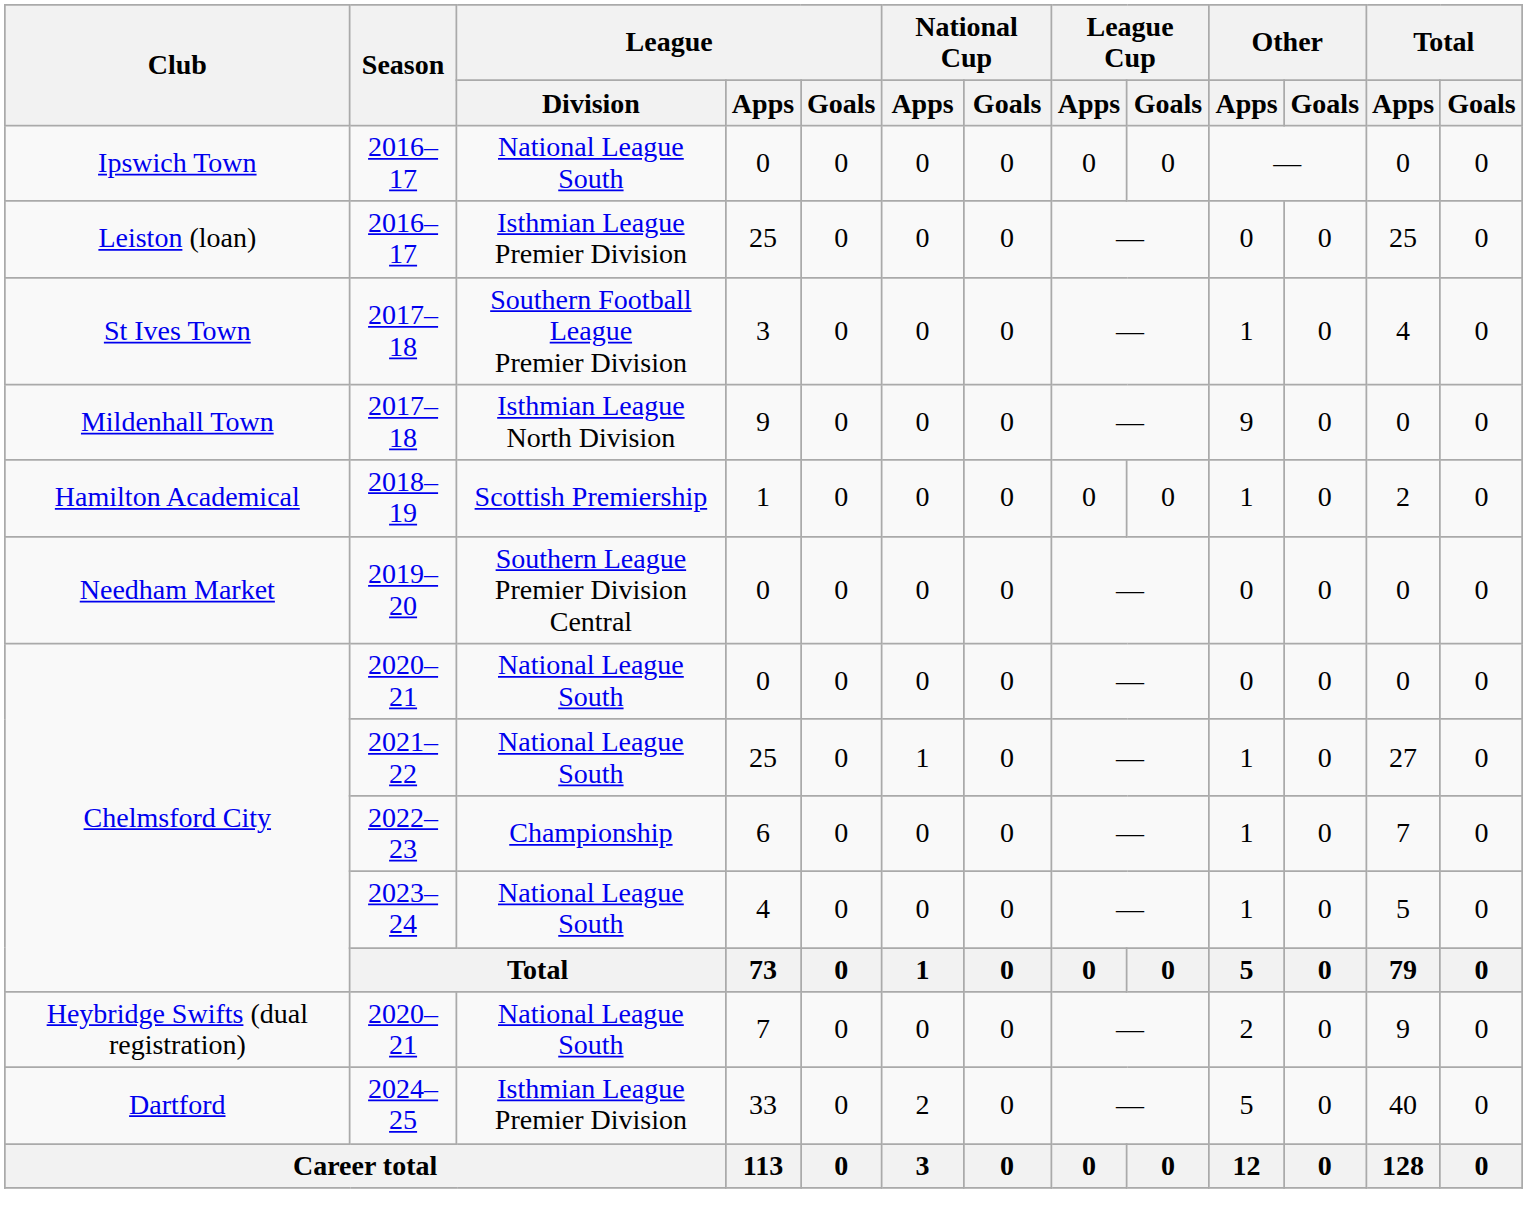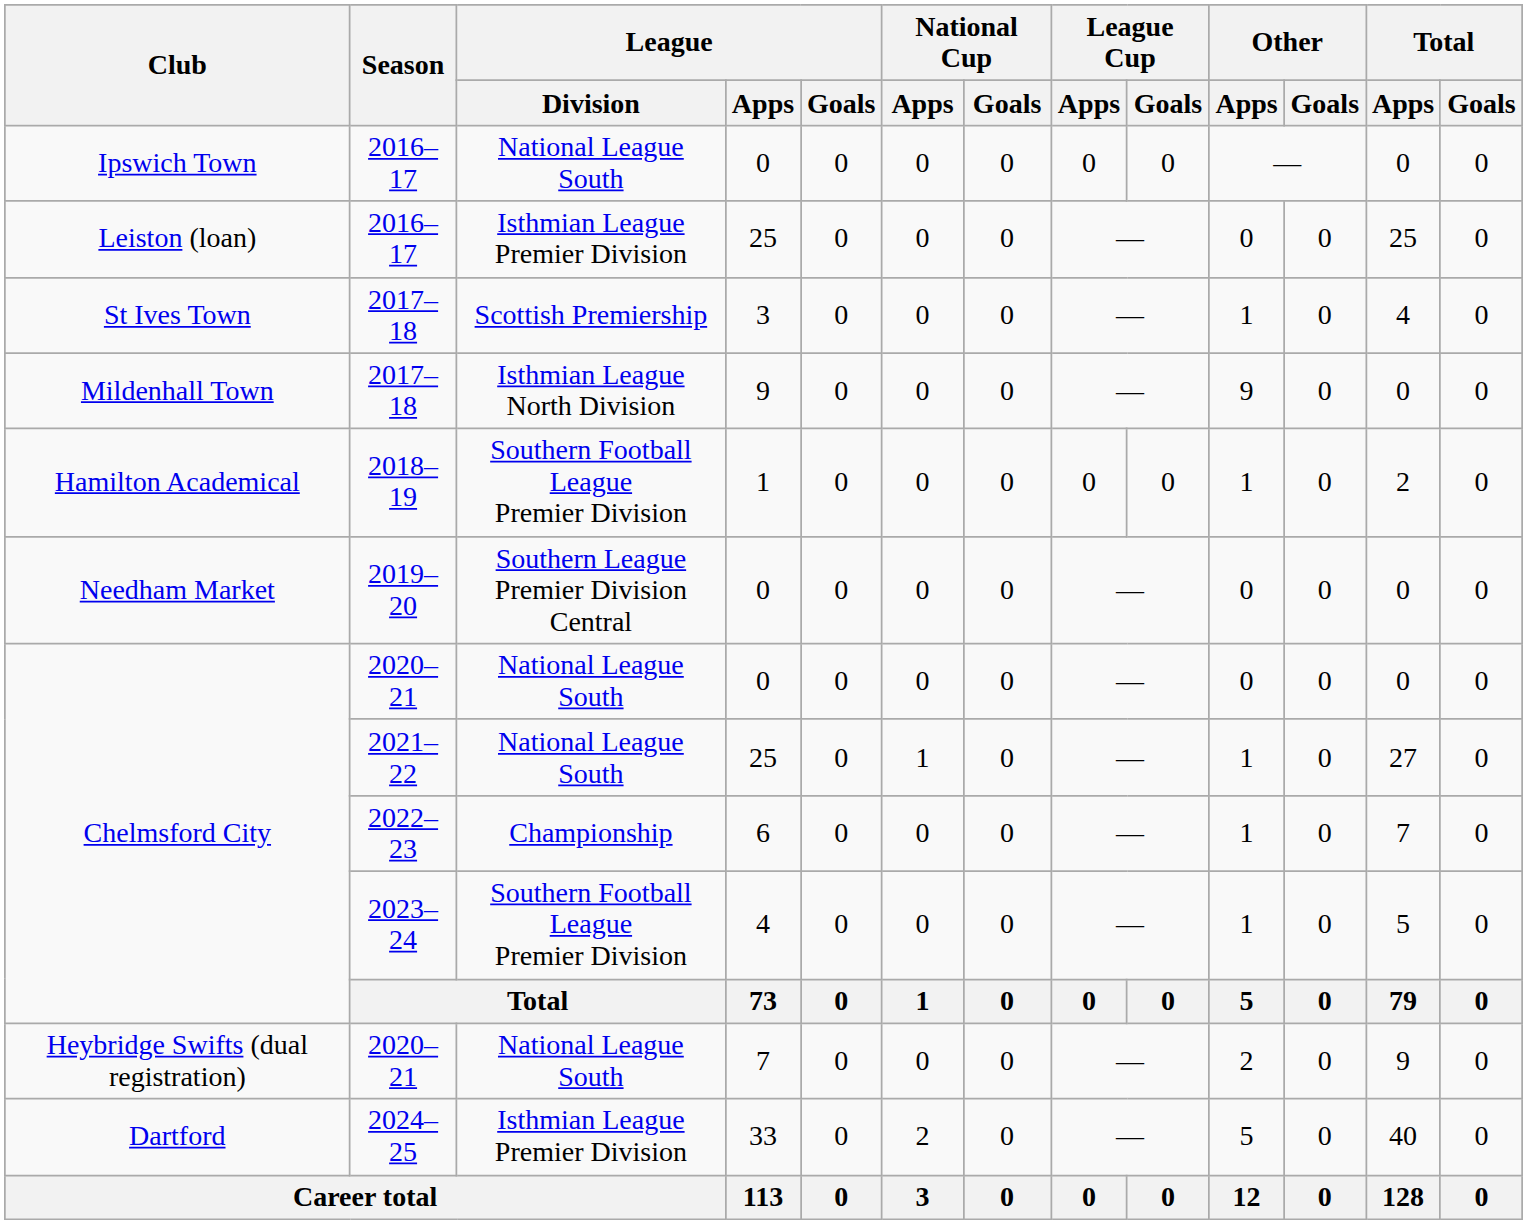(591, 330) Southern Football League Premier Division -> (591, 314) Scottish Premiership
(591, 497) Scottish Premiership -> (591, 482) Southern Football League Premier Division
(591, 908) National League South -> (591, 924) Southern Football League Premier Division
